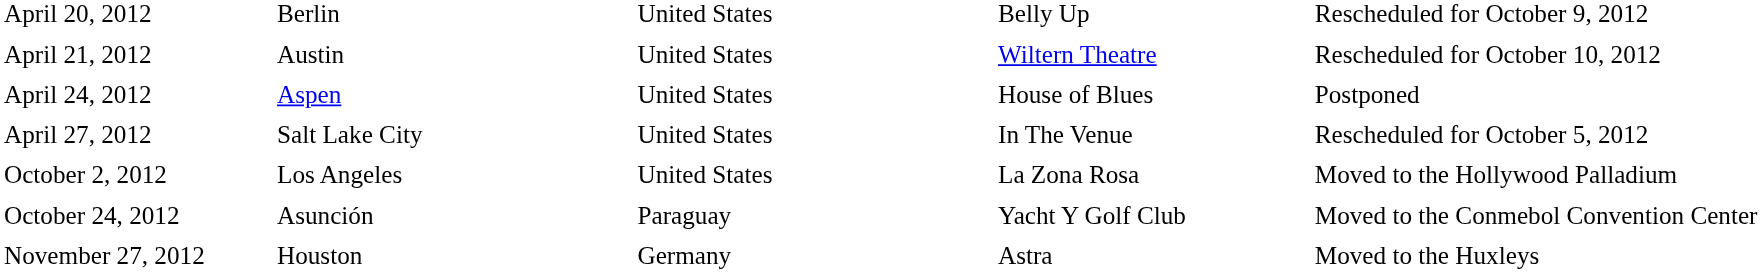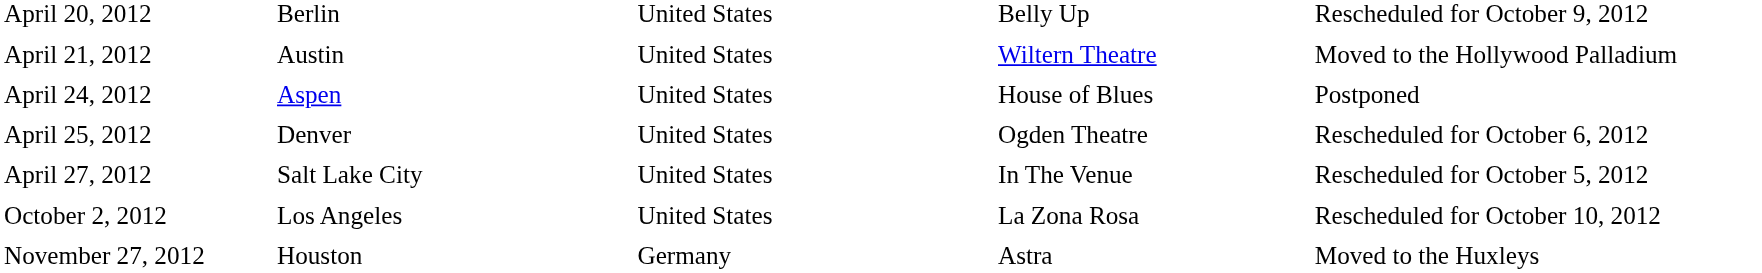(1488, 54) Rescheduled for October 10, 2012 -> (1496, 54) Moved to the Hollywood Palladium
+ row: (78, 134)
(1496, 174) Moved to the Hollywood Palladium -> (1488, 215) Rescheduled for October 10, 2012
- row: (92, 215)
